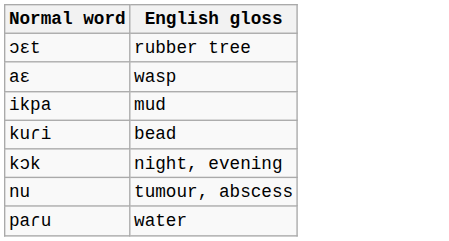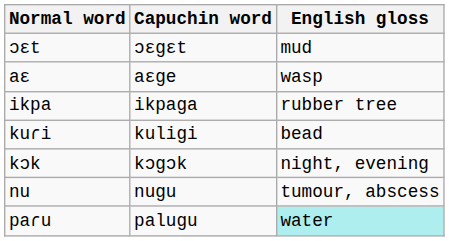+ column: (203, 19)
(192, 48) rubber tree -> (296, 48) mud
(150, 106) mud -> (339, 106) rubber tree
(161, 221) no background -> (307, 221) paleturquoise background
